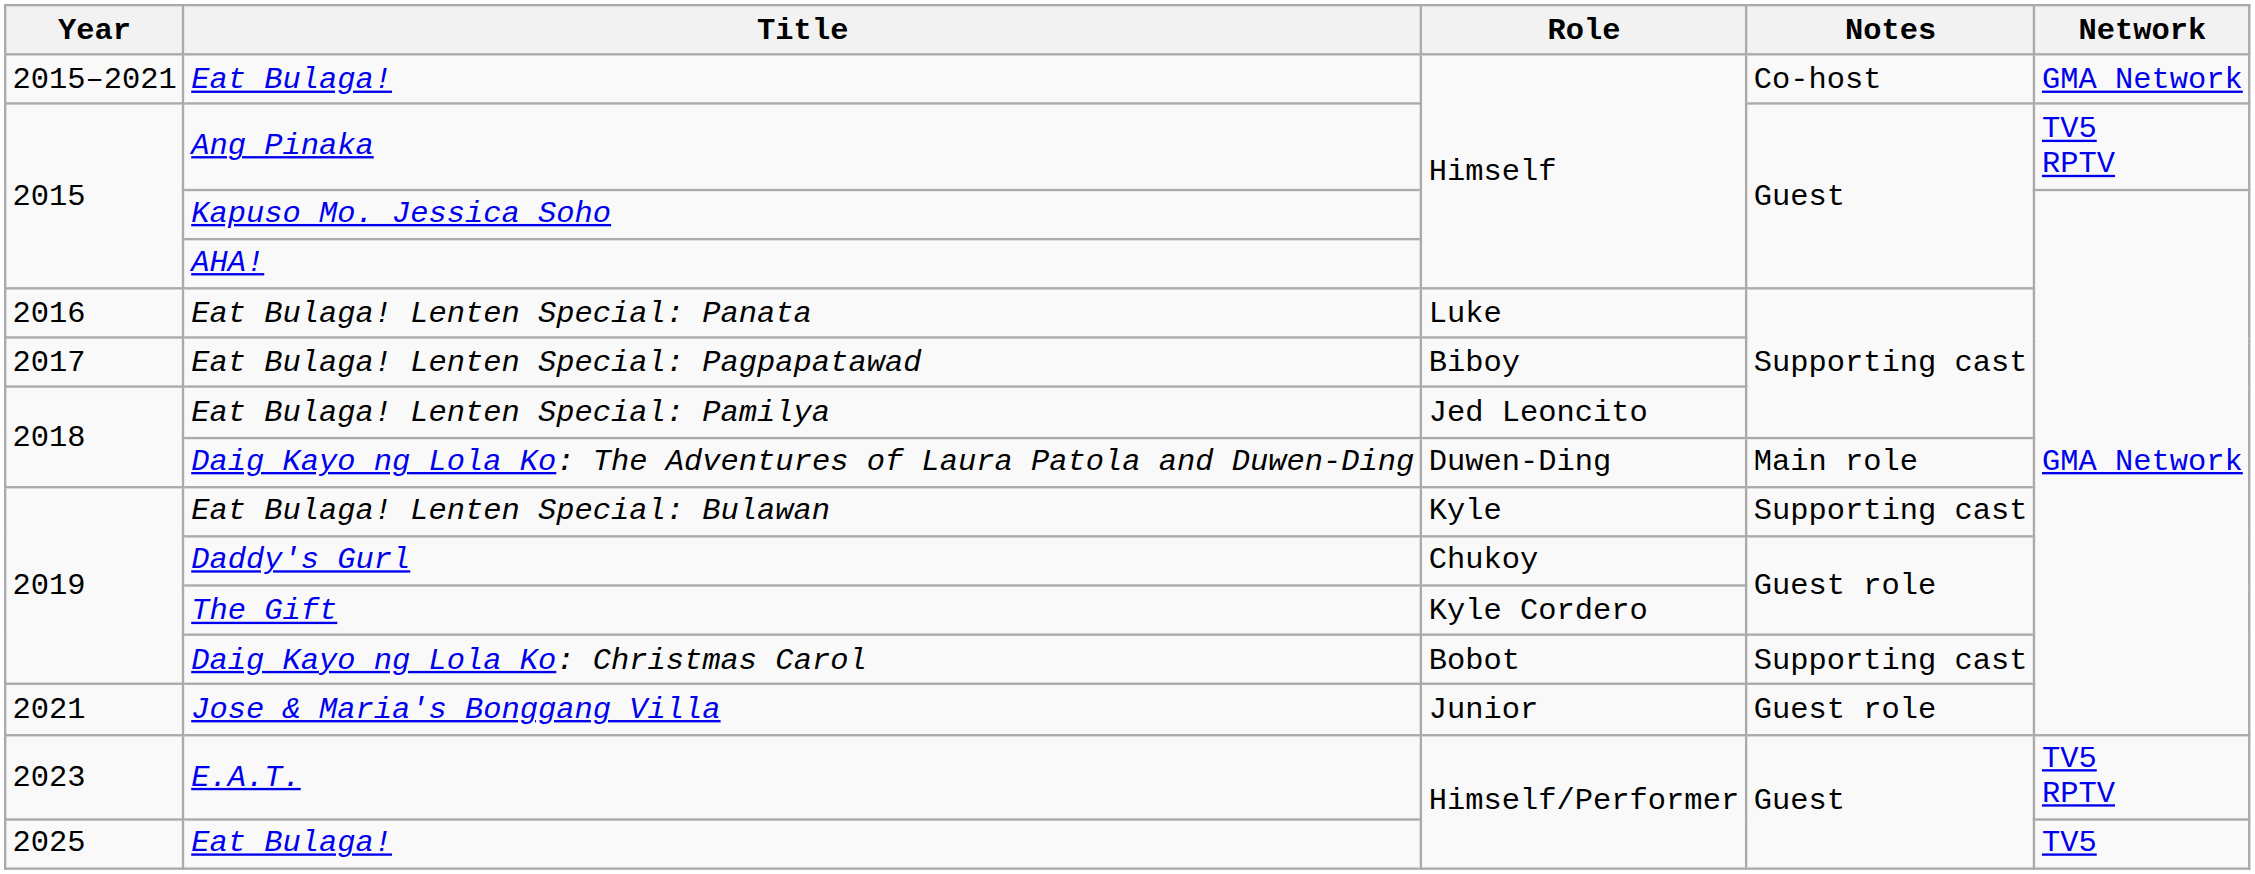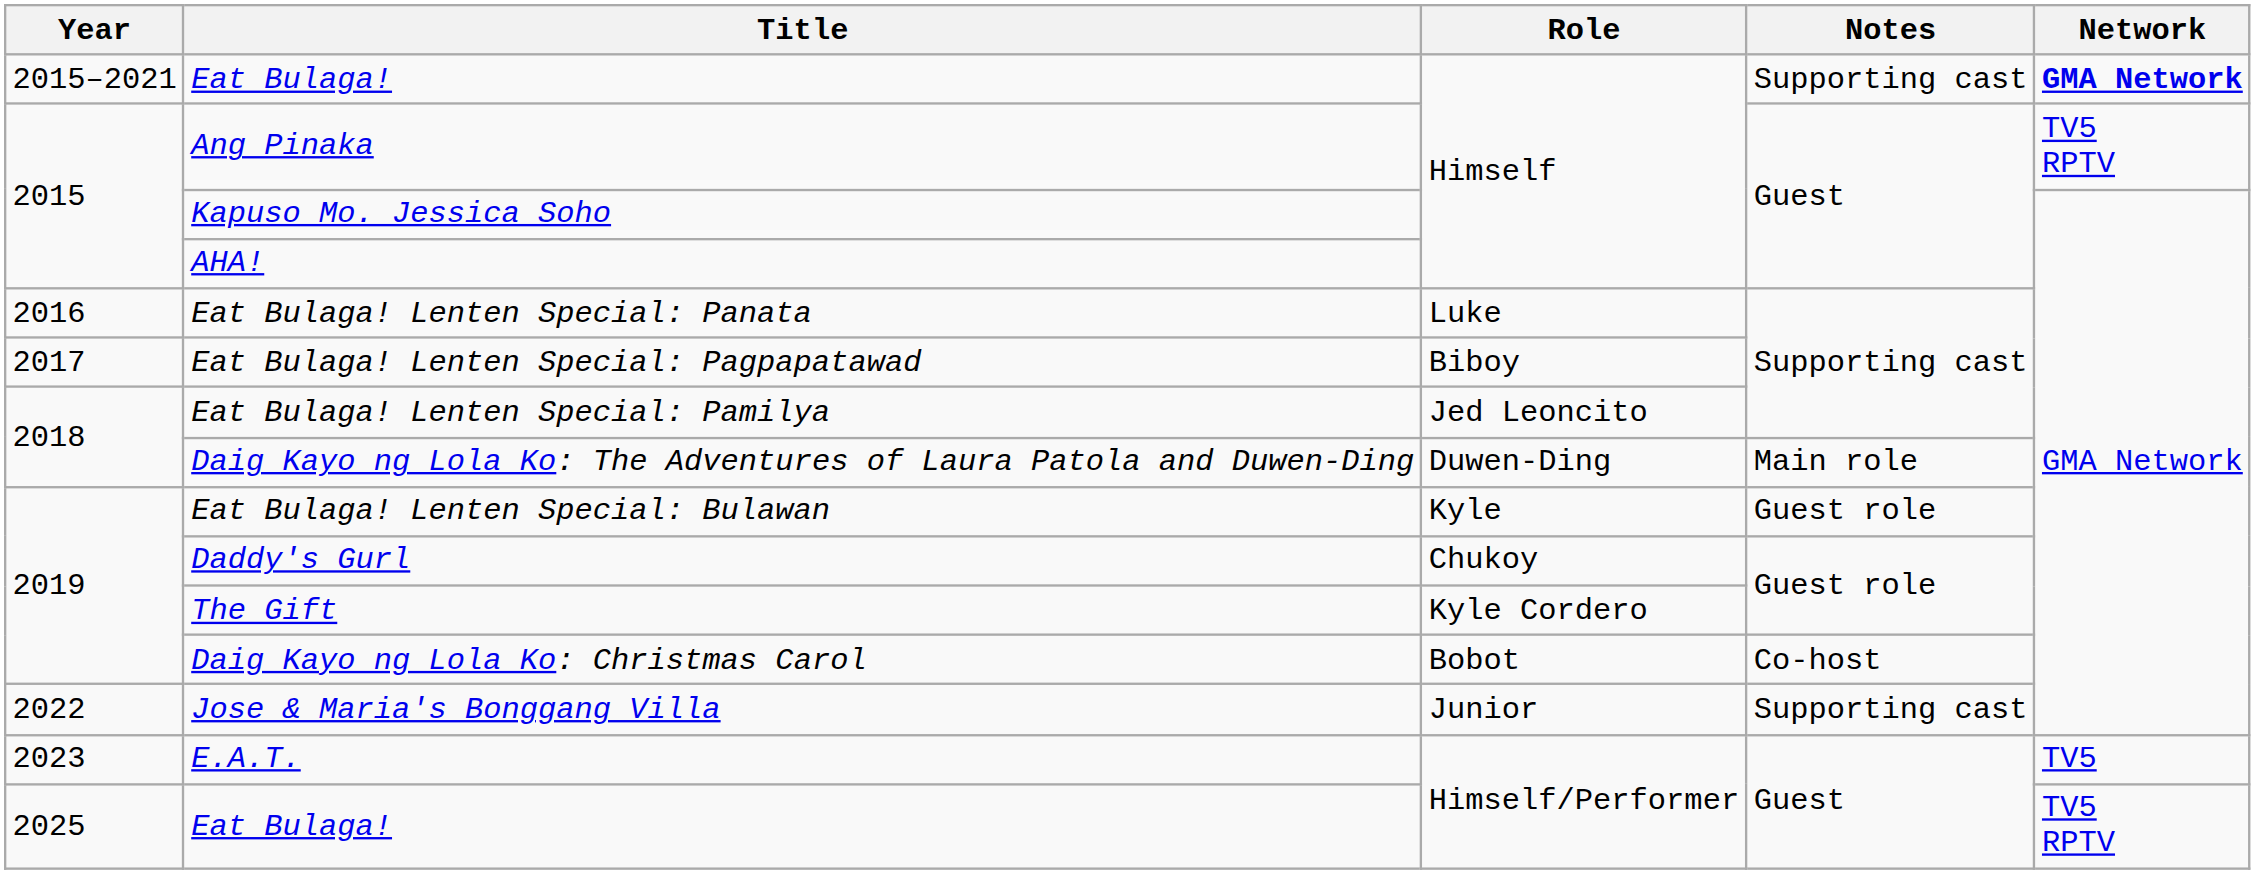(1818, 80) Co-host -> (1891, 80) Supporting cast
(2142, 80) normal -> (2142, 80) bold
(1891, 511) Supporting cast -> (1845, 511) Guest role
(1891, 660) Supporting cast -> (1818, 660) Co-host
(49, 710) 2021 -> (49, 710) 2022
(1845, 710) Guest role -> (1891, 710) Supporting cast
(2078, 777) TV5 RPTV -> (2069, 759) TV5
(2069, 844) TV5 -> (2078, 826) TV5 RPTV
